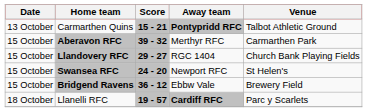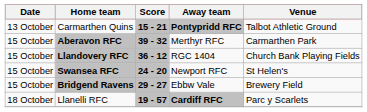(152, 56) 29 - 27 -> (152, 56) 36 - 12
(152, 85) 36 - 12 -> (152, 85) 29 - 27
